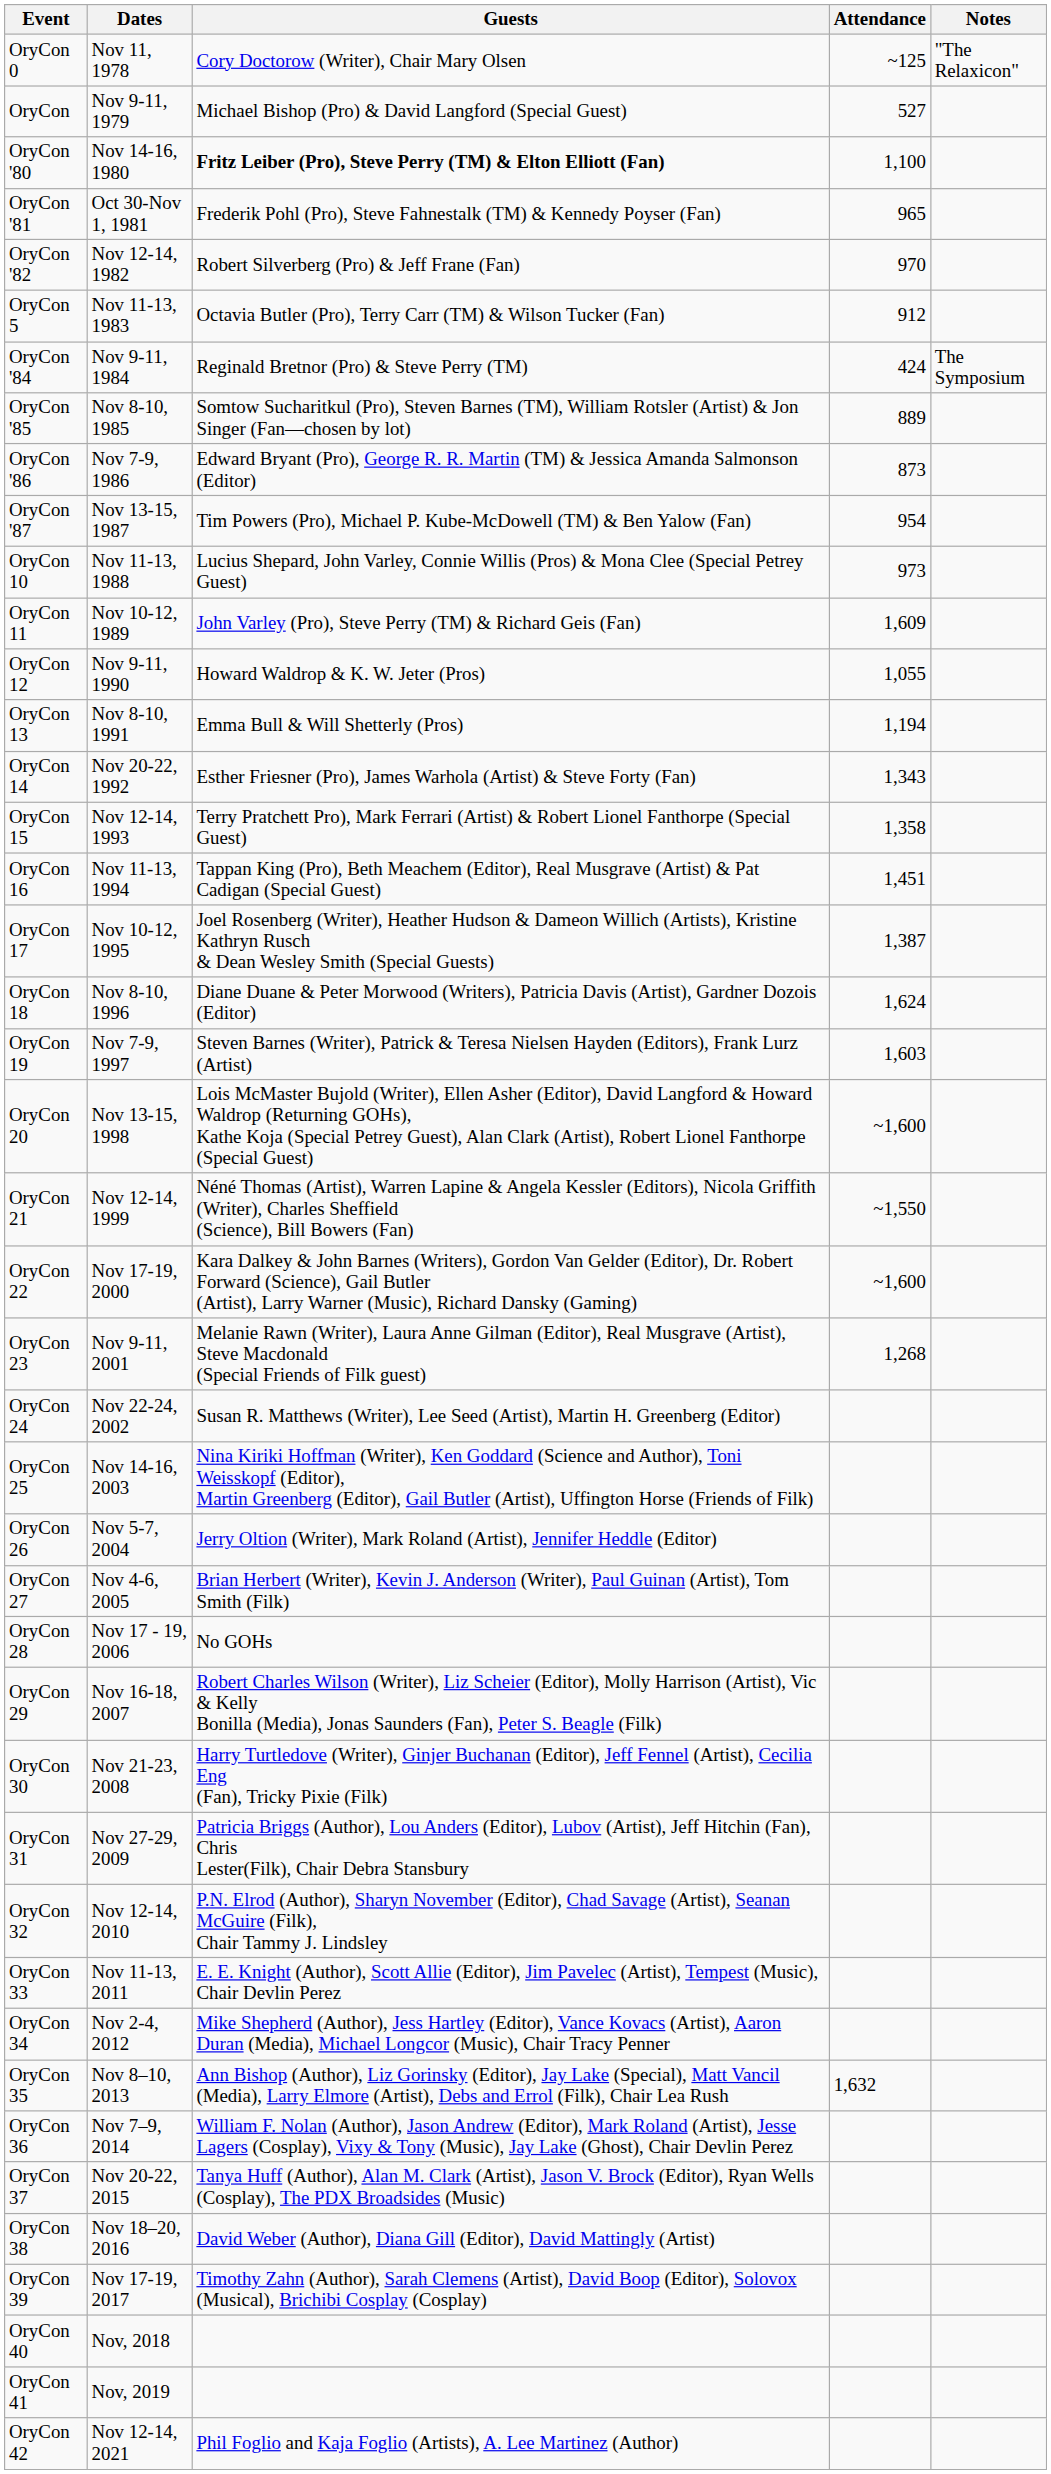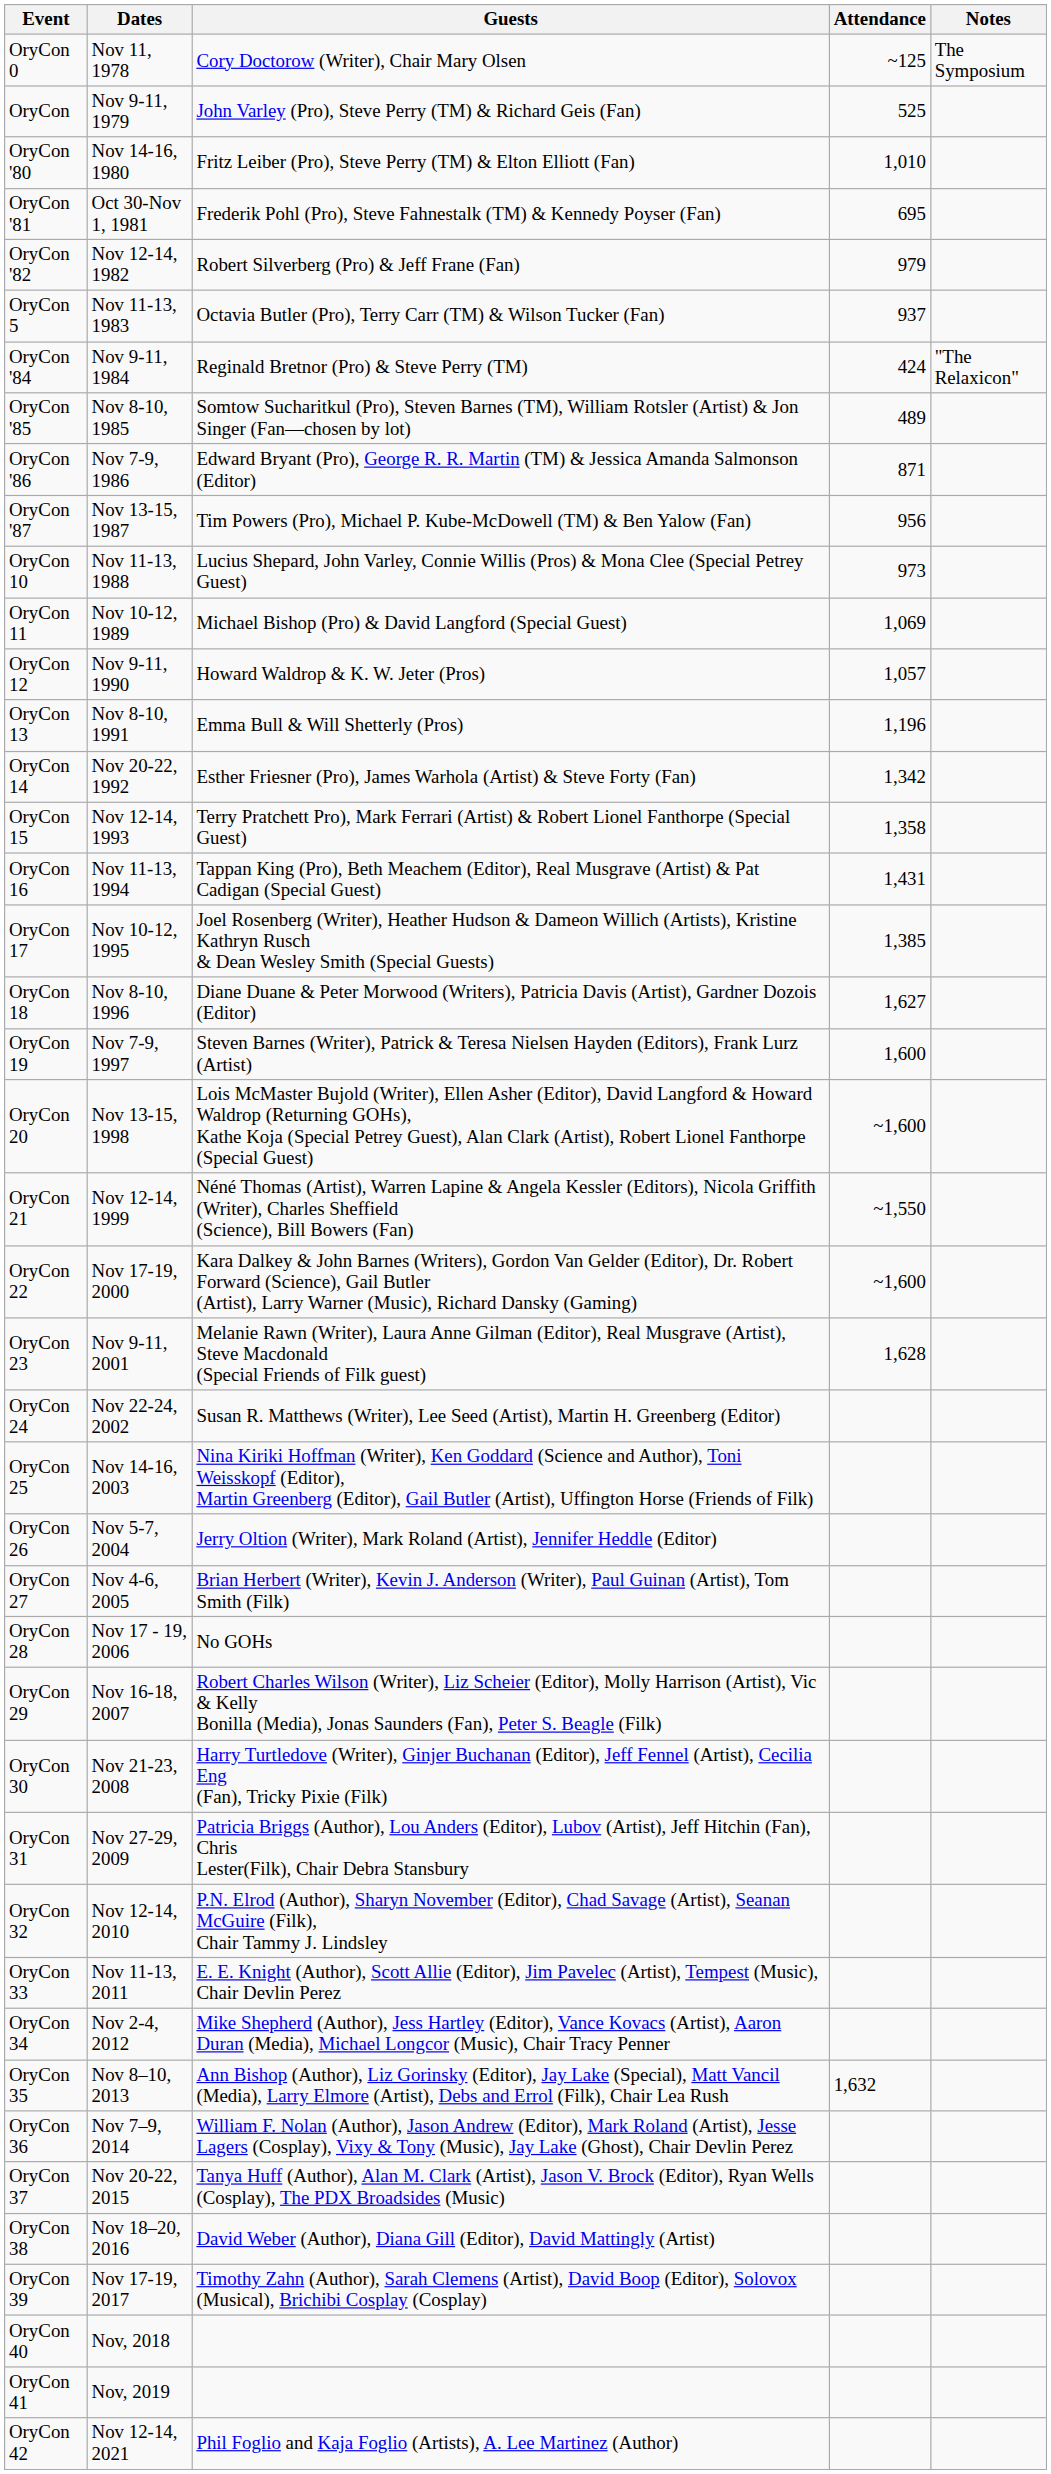(977, 60) "The Relaxicon" -> (980, 60) The Symposium
(412, 111) Michael Bishop (Pro) & David Langford (Special Guest) -> (419, 111) John Varley (Pro), Steve Perry (TM) & Richard Geis (Fan)
(912, 111) 527 -> (912, 111) 525
(430, 162) bold -> (416, 162) normal
(905, 162) 1,100 -> (905, 162) 1,010
(912, 213) 965 -> (912, 213) 695
(912, 264) 970 -> (912, 264) 979
(912, 315) 912 -> (912, 315) 937
(980, 367) The Symposium -> (977, 367) "The Relaxicon"
(912, 418) 889 -> (912, 418) 489
(912, 469) 873 -> (912, 469) 871
(912, 520) 954 -> (912, 520) 956
(419, 623) John Varley (Pro), Steve Perry (TM) & Richard Geis (Fan) -> (412, 623) Michael Bishop (Pro) & David Langford (Special Guest)
(905, 623) 1,609 -> (905, 623) 1,069
(905, 674) 1,055 -> (905, 674) 1,057
(905, 725) 1,194 -> (905, 725) 1,196
(905, 776) 1,343 -> (905, 776) 1,342
(905, 878) 1,451 -> (905, 878) 1,431
(905, 940) 1,387 -> (905, 940) 1,385
(905, 1002) 1,624 -> (905, 1002) 1,627
(905, 1053) 1,603 -> (905, 1053) 1,600
(905, 1354) 1,268 -> (905, 1354) 1,628
